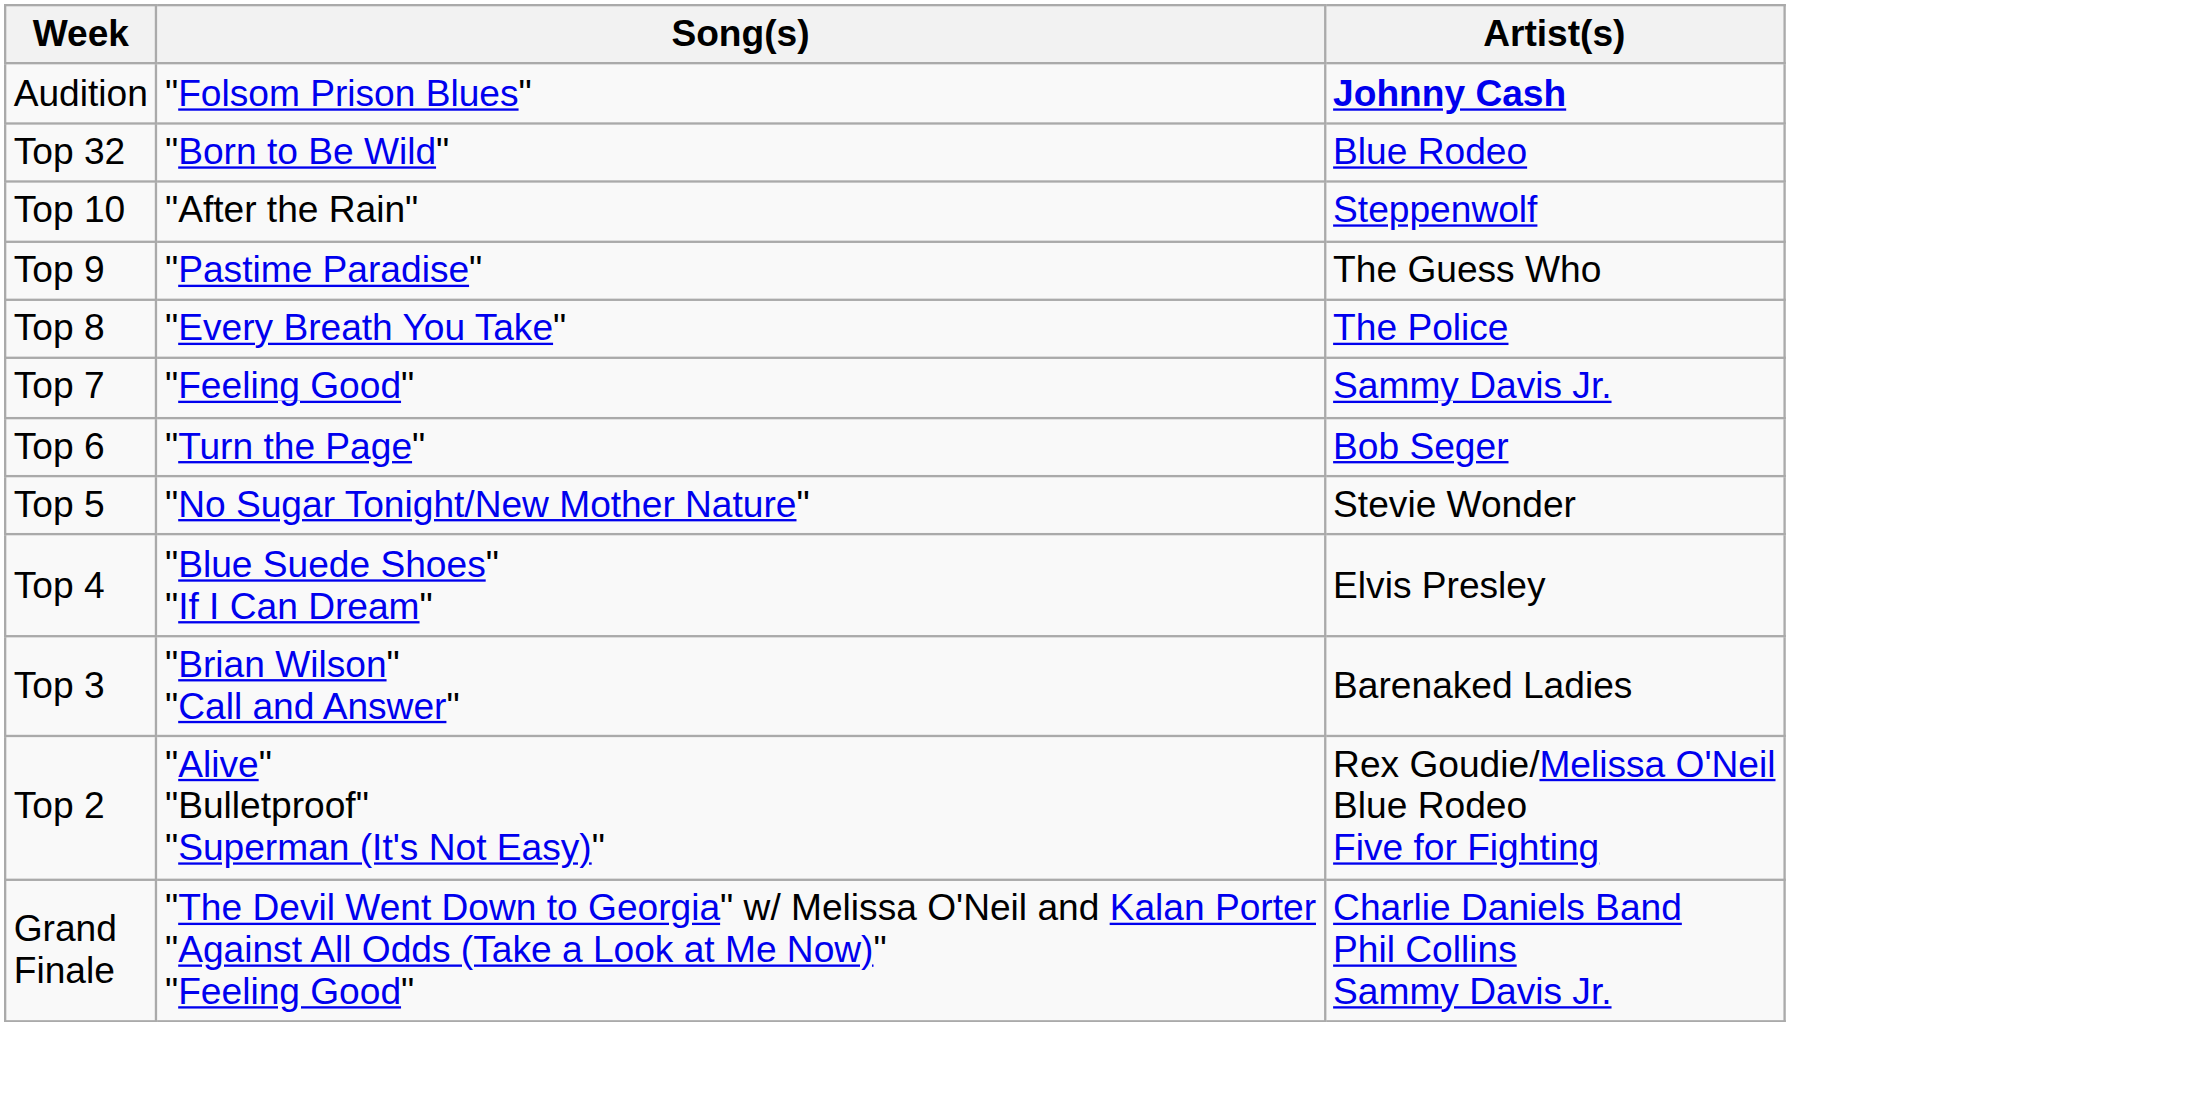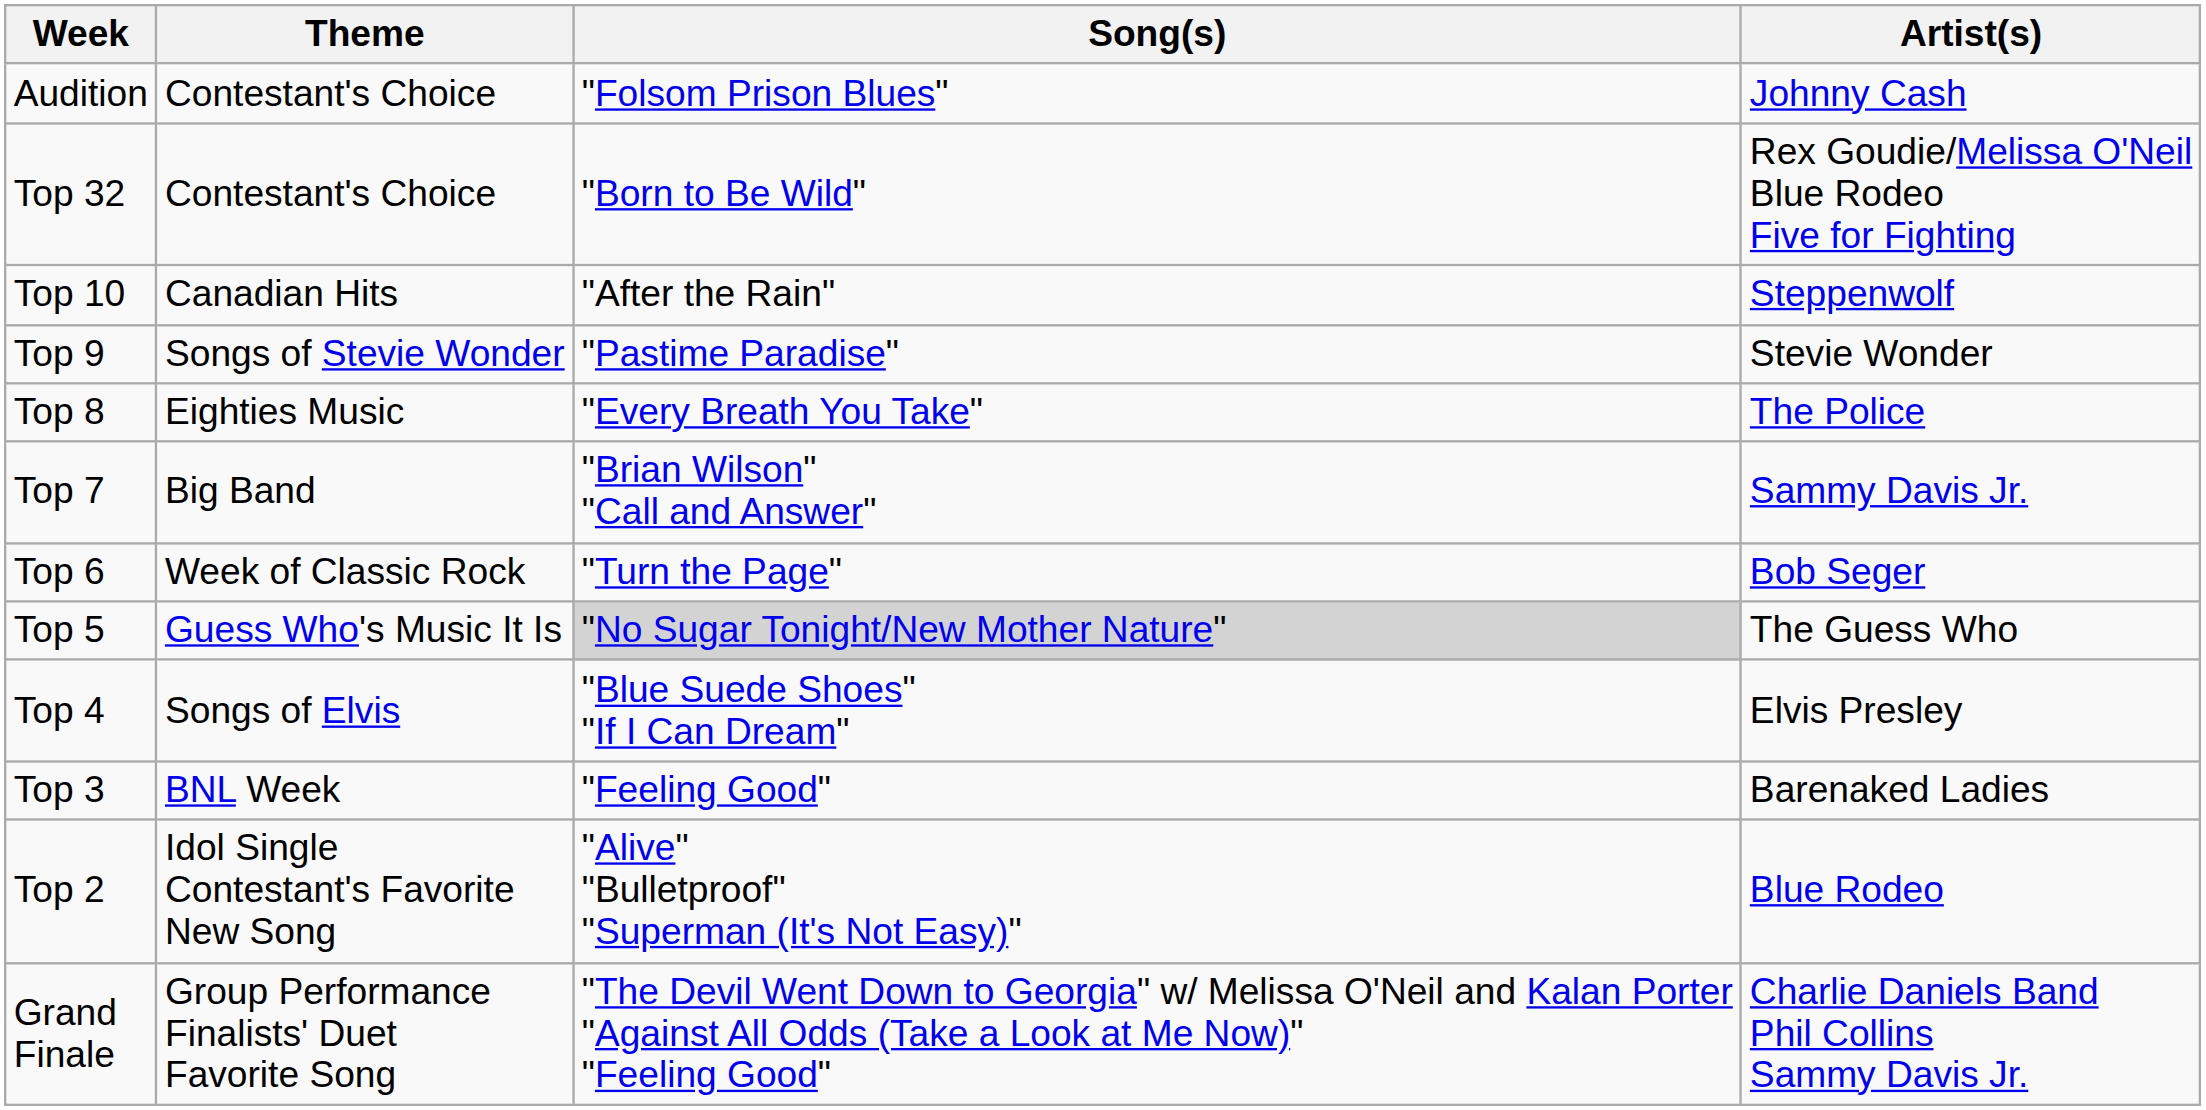+ column: (365, 33)
(1450, 92) bold -> (1858, 92) normal
(1430, 151) Blue Rodeo -> (1971, 193) Rex Goudie/Melissa O'Neil Blue Rodeo Five for Fighting
(1467, 269) The Guess Who -> (1871, 352) Stevie Wonder
(290, 387) "Feeling Good" -> (729, 491) "Brian Wilson" "Call and Answer"
(487, 504) no background -> (904, 630) lightgrey background
(1455, 504) Stevie Wonder -> (1884, 630) The Guess Who
(312, 685) "Brian Wilson" "Call and Answer" -> (706, 789) "Feeling Good"
(1554, 806) Rex Goudie/Melissa O'Neil Blue Rodeo Five for Fighting -> (1847, 890) Blue Rodeo
